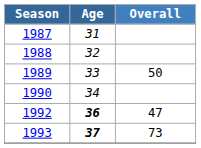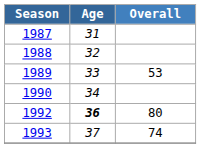(155, 74) 50 -> (155, 74) 53
(155, 113) 47 -> (155, 113) 80
(93, 133) bold -> (93, 133) normal
(155, 133) 73 -> (155, 133) 74
